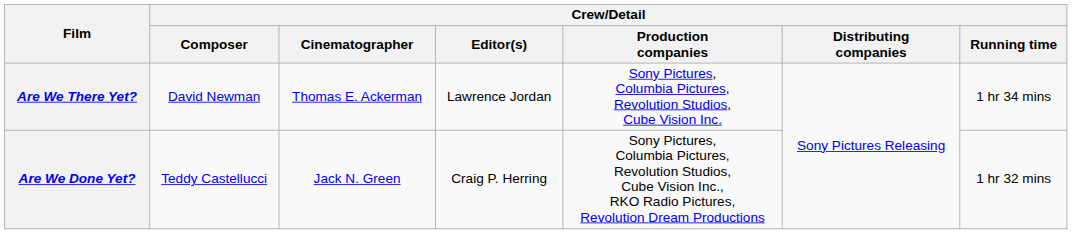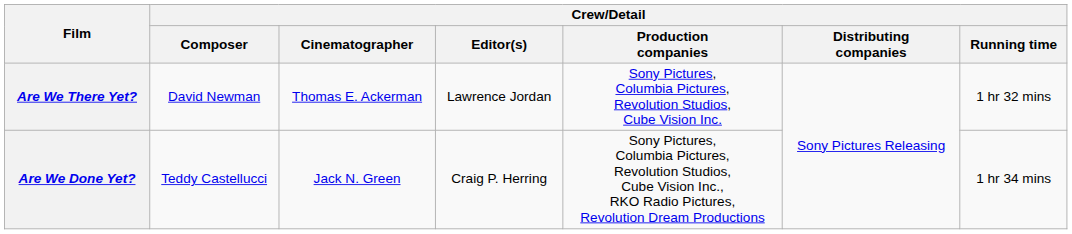(1014, 96) 1 hr 34 mins -> (1014, 96) 1 hr 32 mins
(1014, 179) 1 hr 32 mins -> (1014, 179) 1 hr 34 mins
